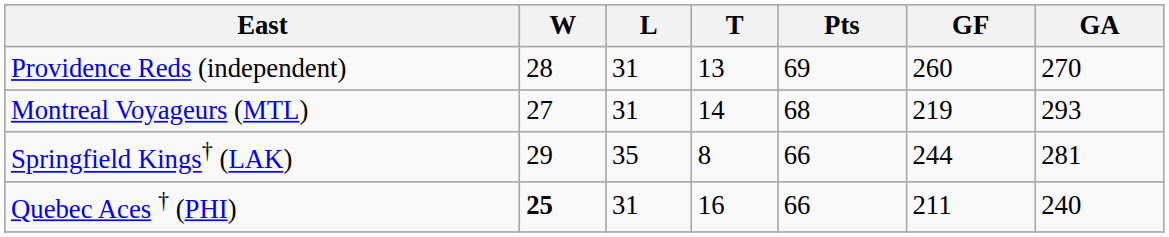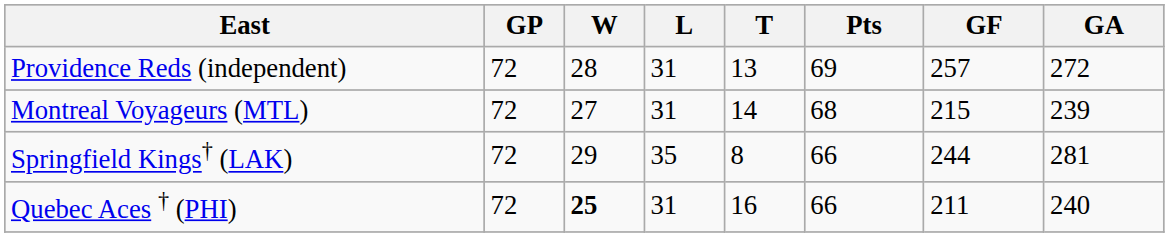+ column: (524, 25)
(932, 68) 260 -> (950, 68) 257
(1061, 68) 270 -> (1070, 68) 272
(932, 110) 219 -> (950, 110) 215
(1061, 110) 293 -> (1070, 110) 239
